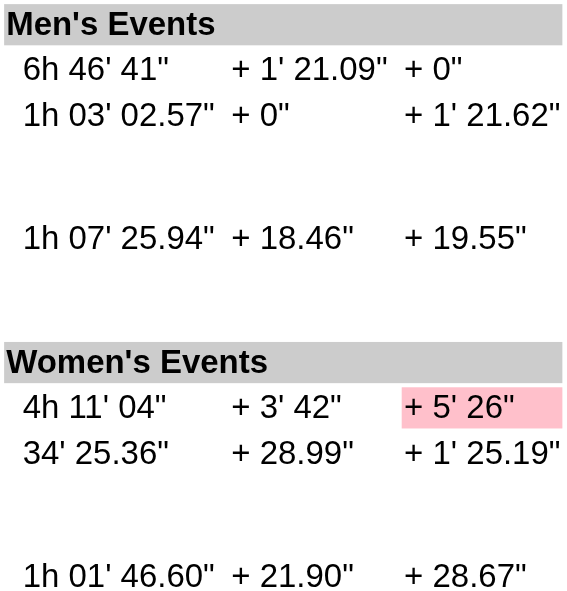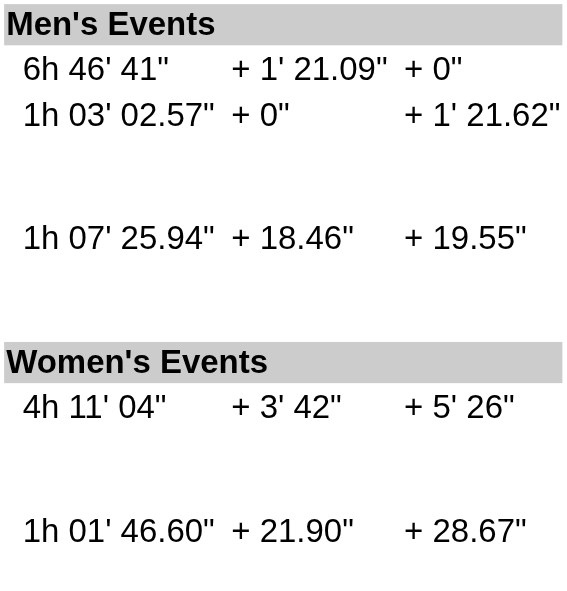(459, 407) pink background -> (459, 407) no background
- row: (6, 453)
